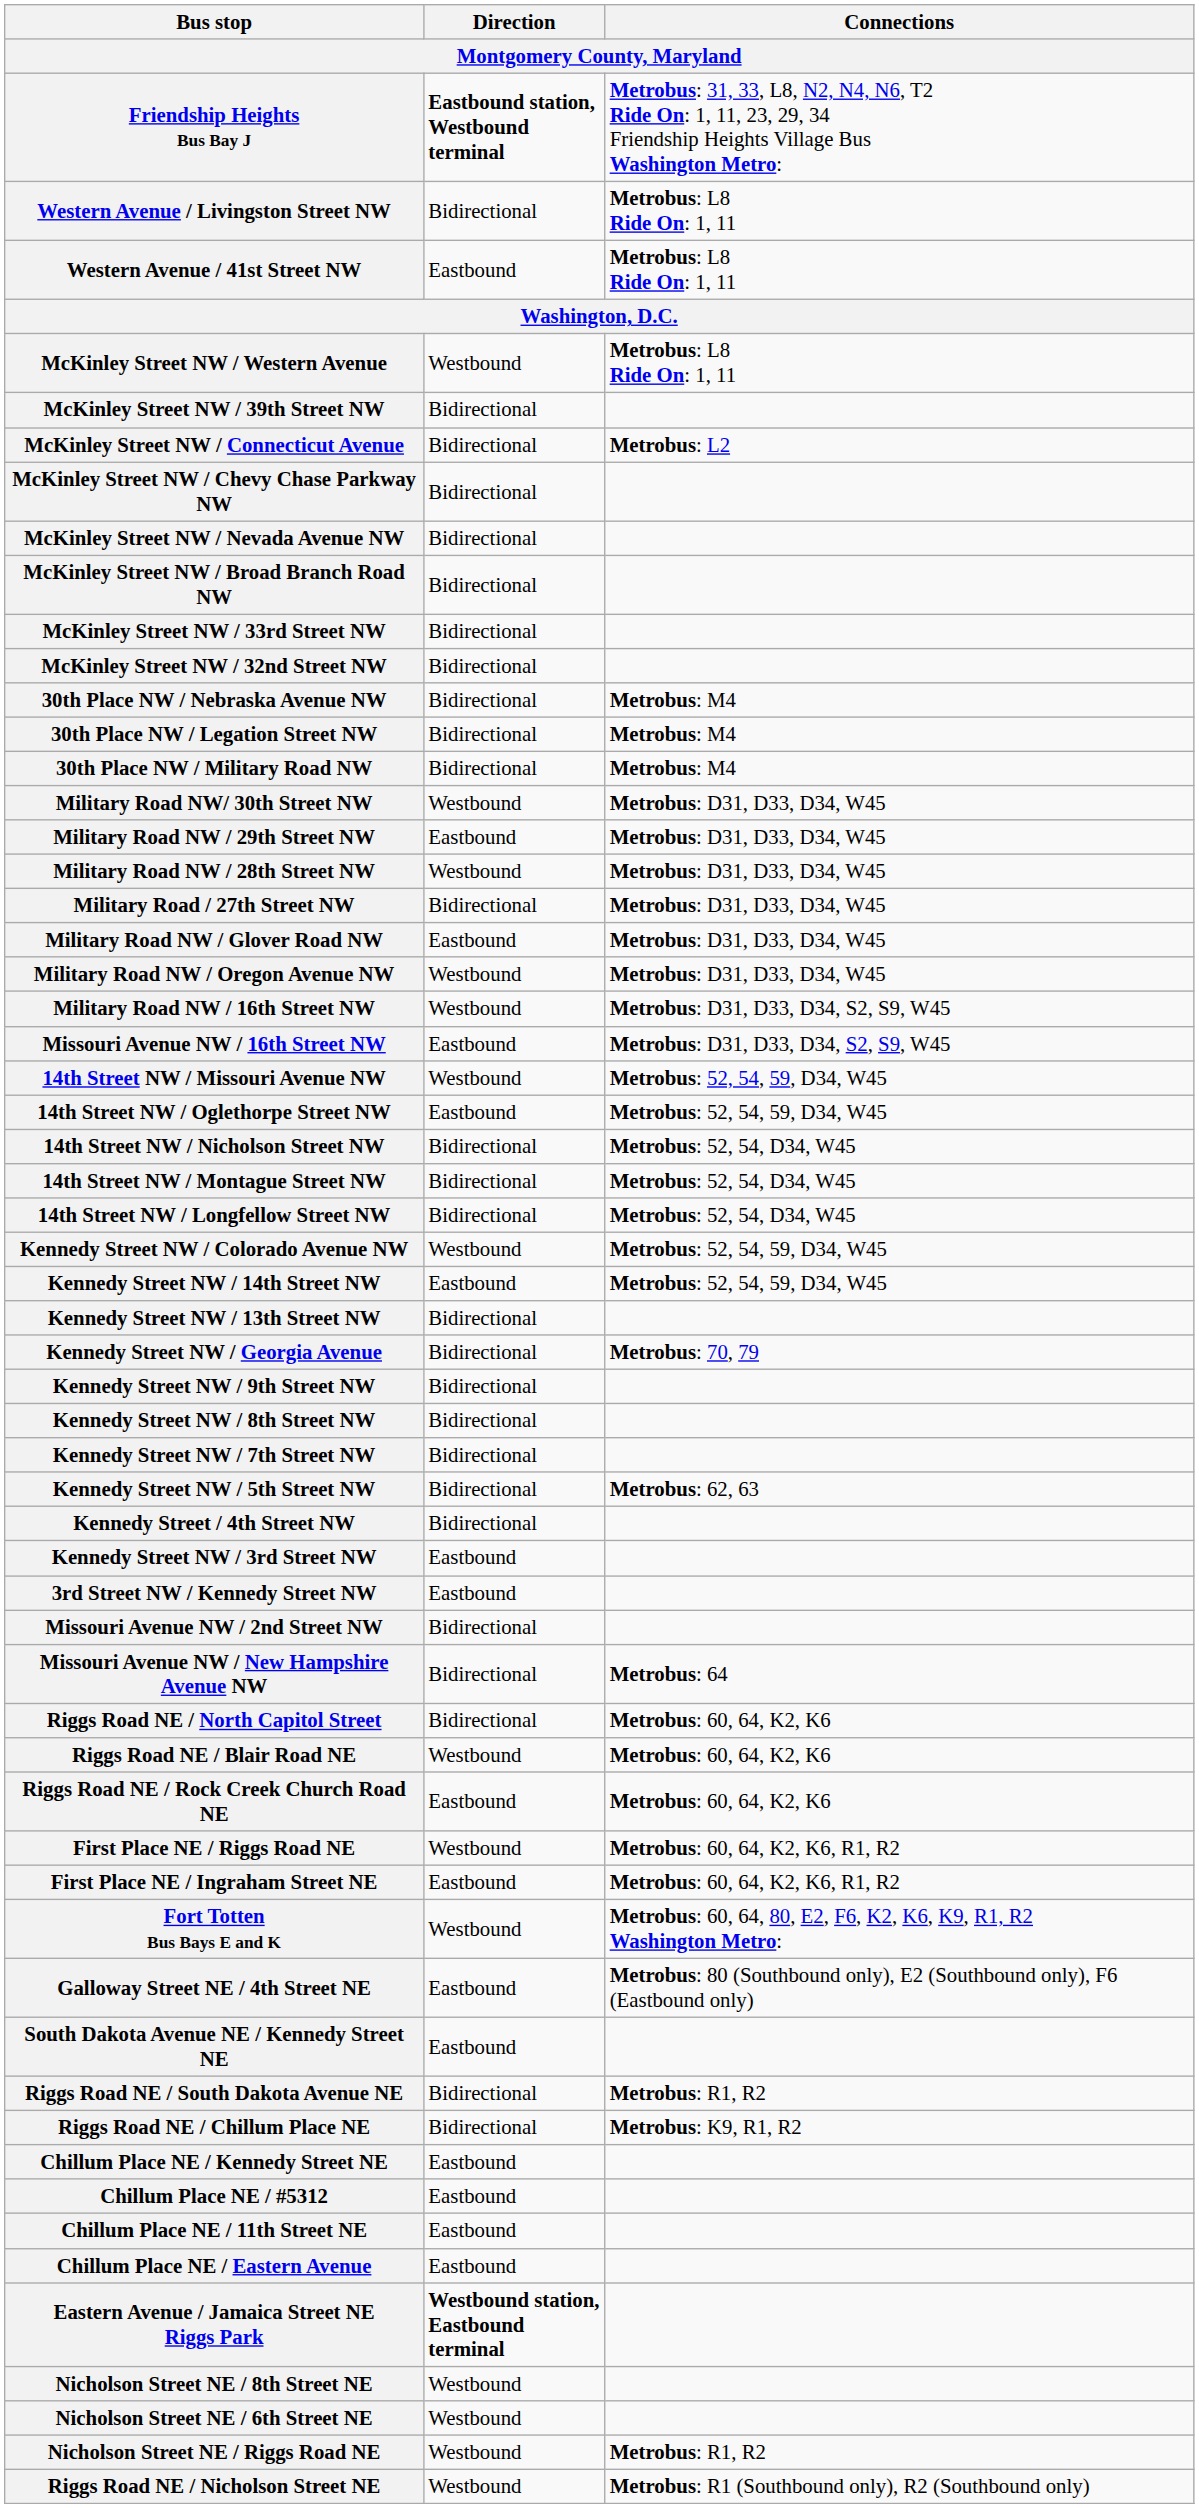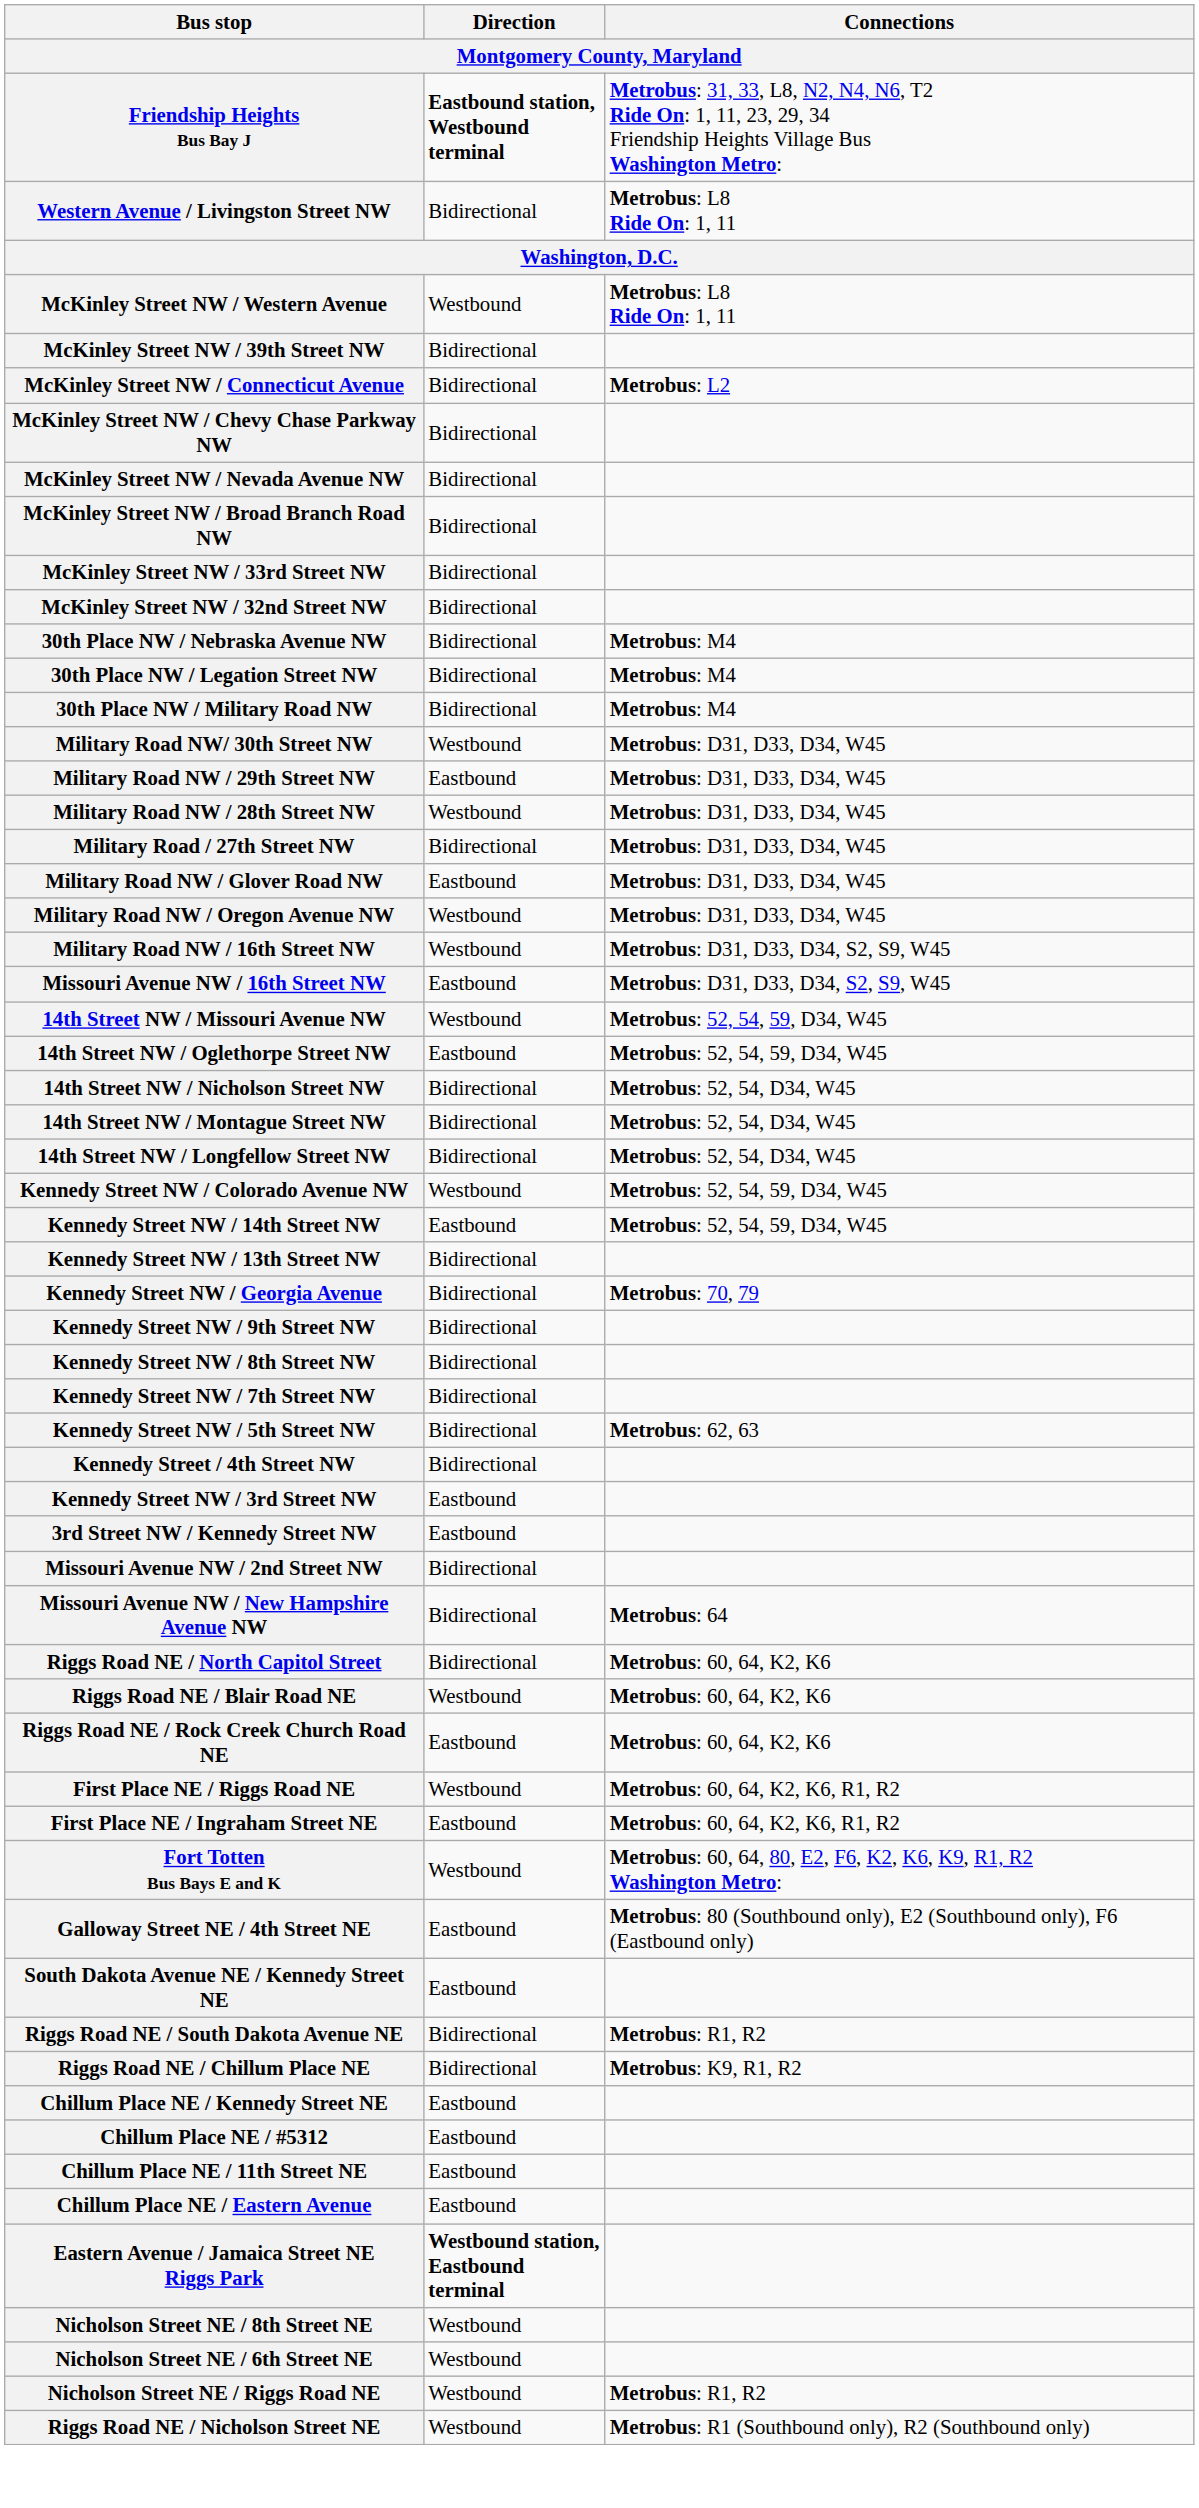- row: (214, 270)
